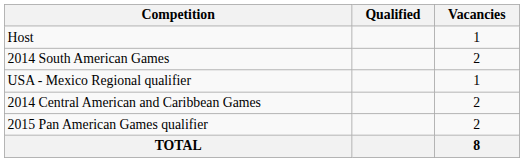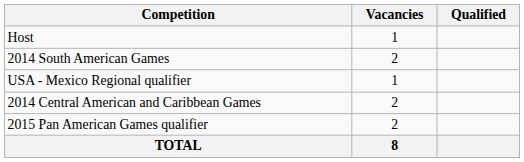columns swapped: (477, 15) <-> (393, 15)
